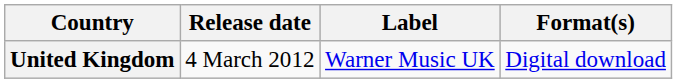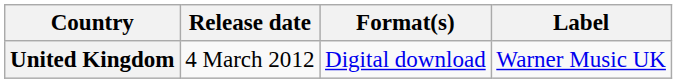columns swapped: (410, 22) <-> (586, 22)
